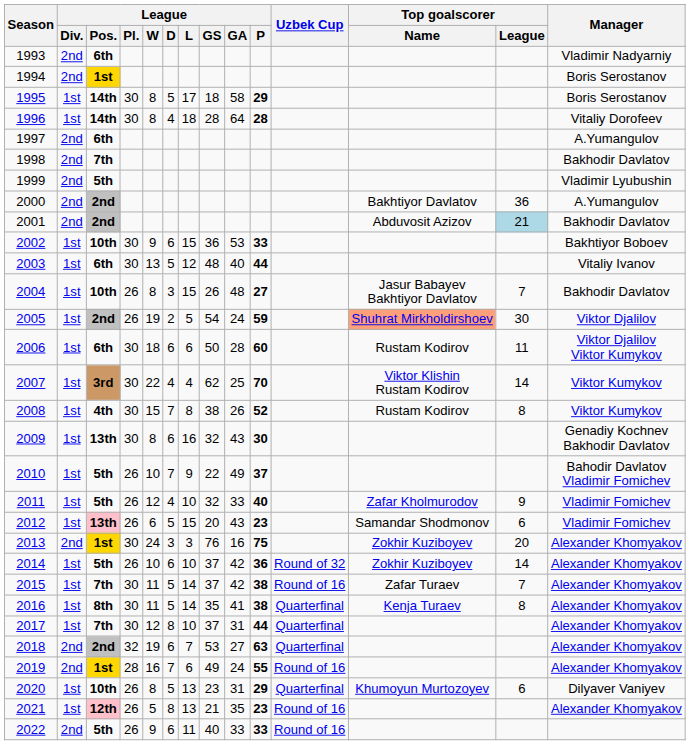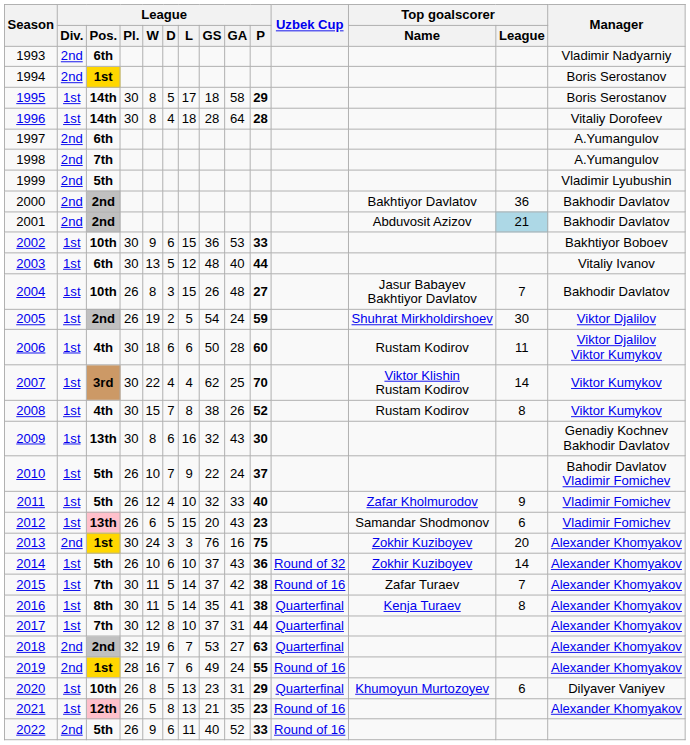(616, 160) Bakhodir Davlatov -> (616, 160) A.Yumangulov
(616, 202) A.Yumangulov -> (616, 202) Bakhodir Davlatov
(422, 320) lightsalmon background -> (422, 320) no background
(103, 348) 6th -> (103, 348) 4th
(237, 474) 49 -> (237, 474) 24
(237, 564) 42 -> (237, 564) 43
(237, 730) 33 -> (237, 730) 52
